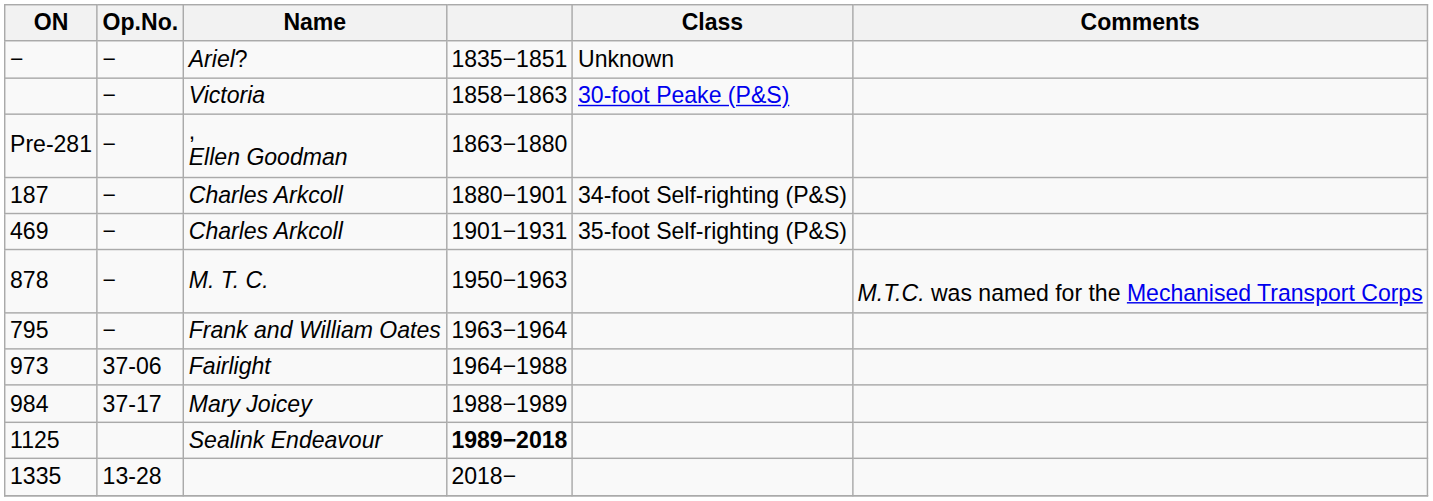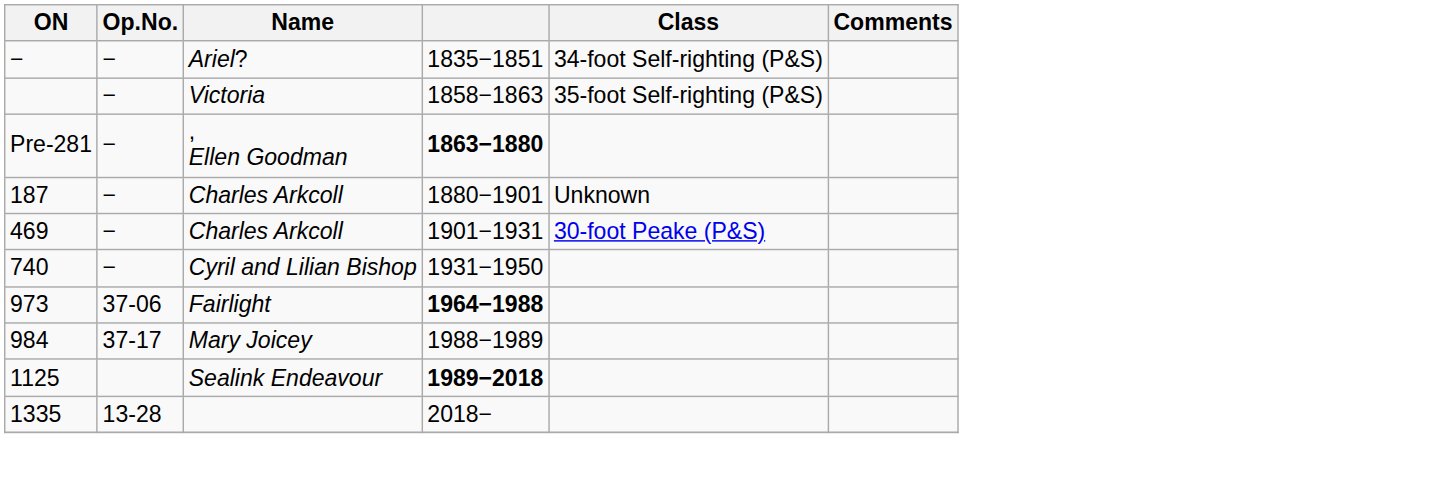(626, 59) Unknown -> (688, 59) 34-foot Self-righting (P&S)
(684, 95) 30-foot Peake (P&S) -> (688, 95) 35-foot Self-righting (P&S)
(509, 145) normal -> (485, 145) bold
(712, 194) 34-foot Self-righting (P&S) -> (602, 194) Unknown
(712, 231) 35-foot Self-righting (P&S) -> (660, 231) 30-foot Peake (P&S)
+ row: (29, 267)
- row: (29, 280)
- row: (29, 330)
(509, 366) normal -> (485, 304) bold
